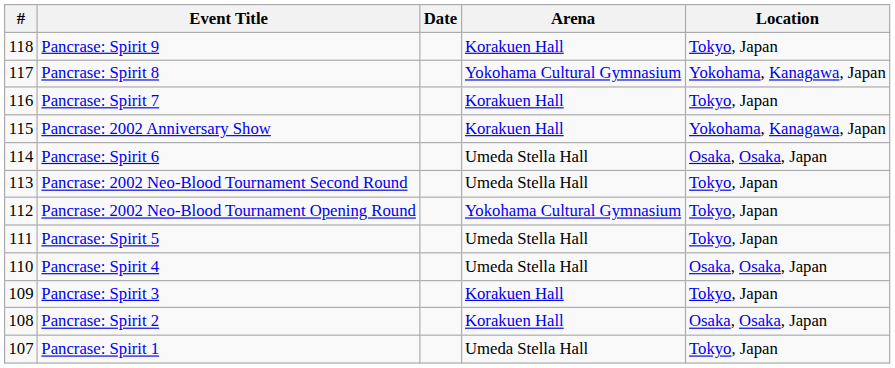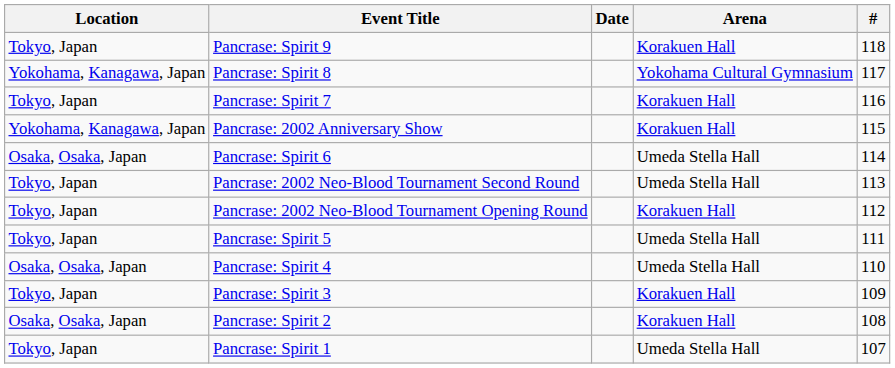columns swapped: (21, 18) <-> (787, 18)
(573, 211) Yokohama Cultural Gymnasium -> (686, 211) Korakuen Hall
